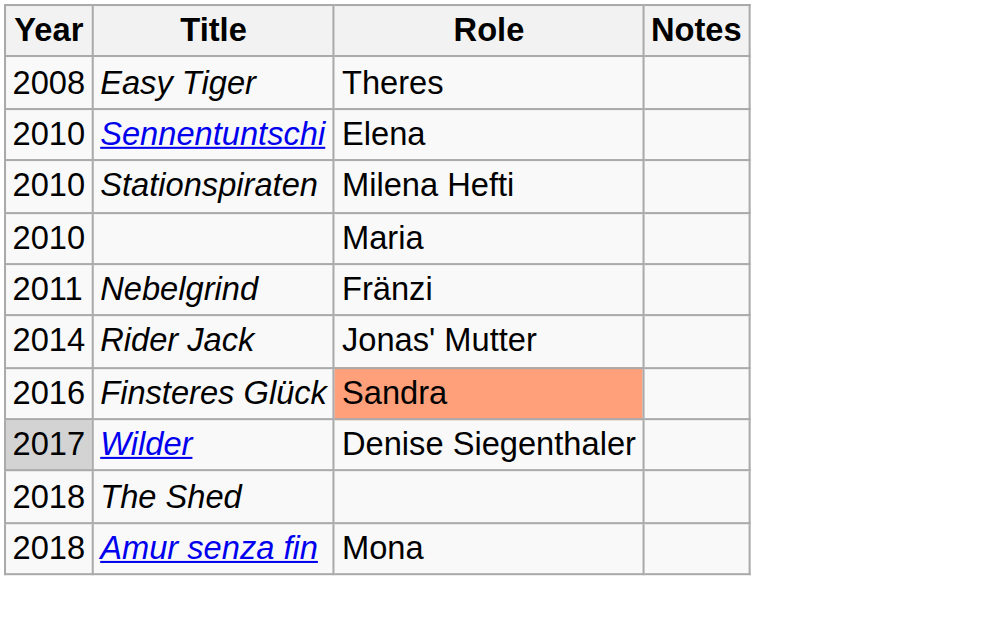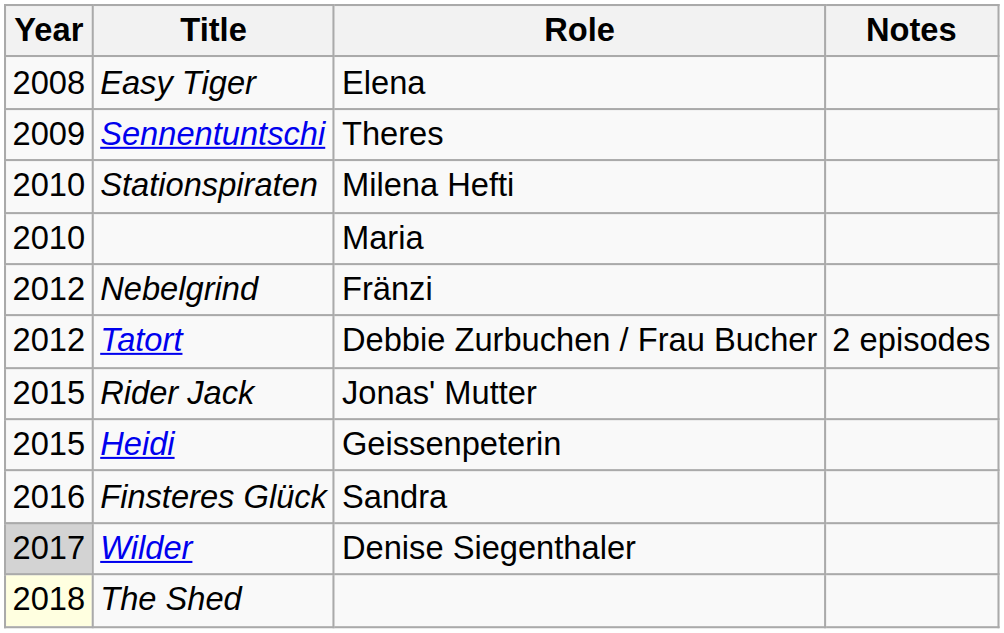(393, 82) Theres -> (384, 82) Elena
(49, 133) 2010 -> (49, 133) 2009
(384, 133) Elena -> (393, 133) Theres
(48, 289) 2011 -> (49, 289) 2012
+ row: (141, 340)
(49, 340) 2014 -> (49, 392) 2015
+ row: (137, 444)
(395, 392) lightsalmon background -> (395, 496) no background
(49, 496) no background -> (49, 599) lightyellow background
- row: (209, 548)
